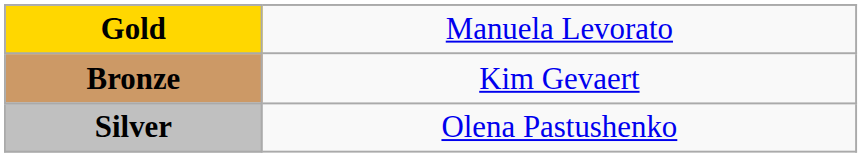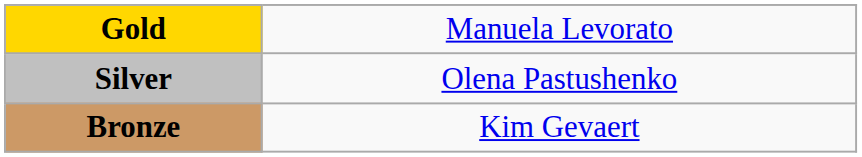rows swapped: (133, 126) <-> (133, 77)
